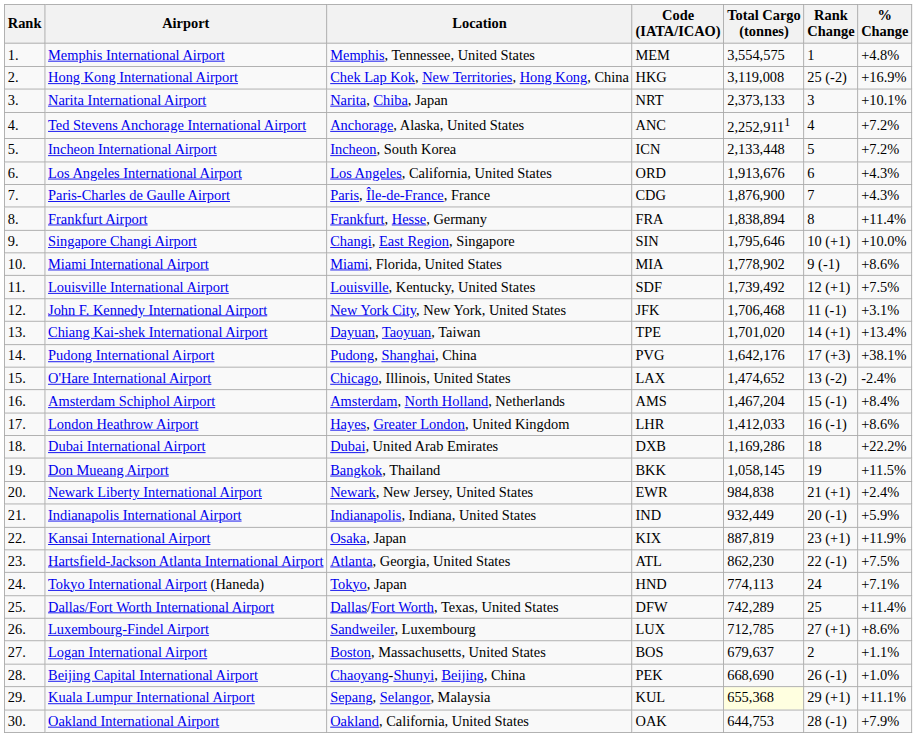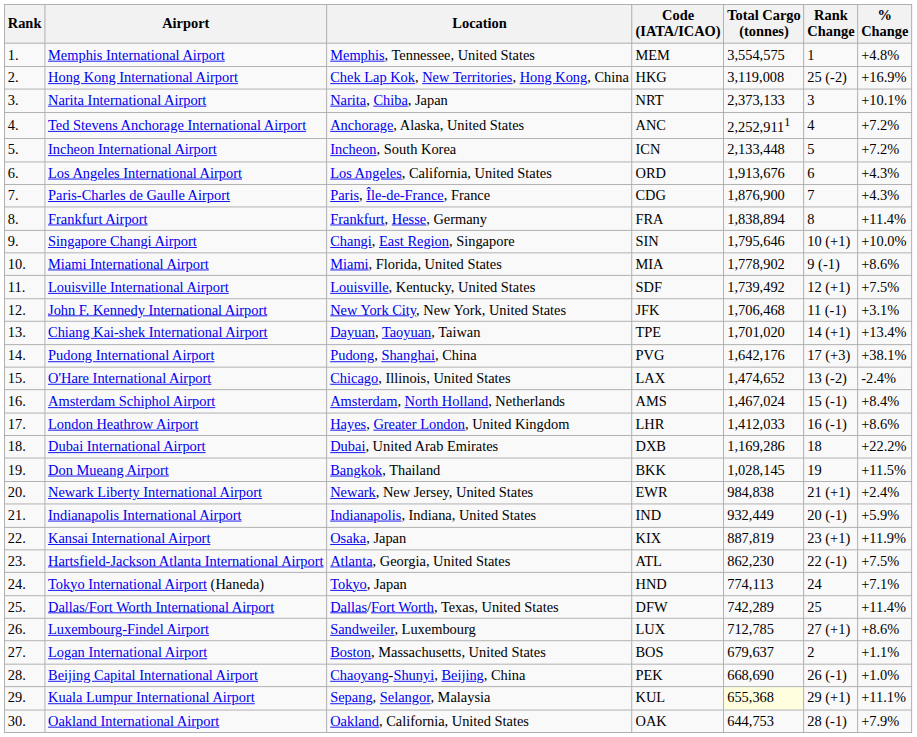(756, 401) 1,467,204 -> (756, 401) 1,467,024
(756, 469) 1,058,145 -> (756, 469) 1,028,145
